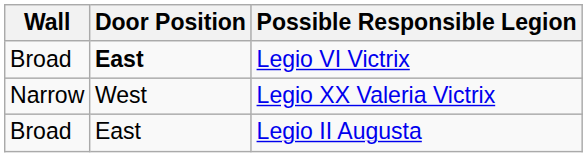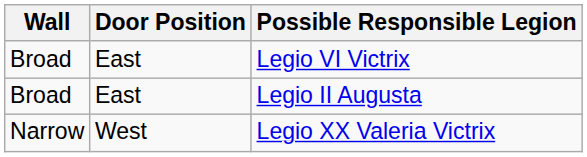(119, 59) bold -> (118, 59) normal
rows swapped: (376, 95) <-> (339, 132)
